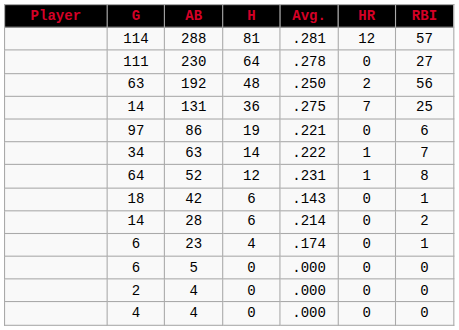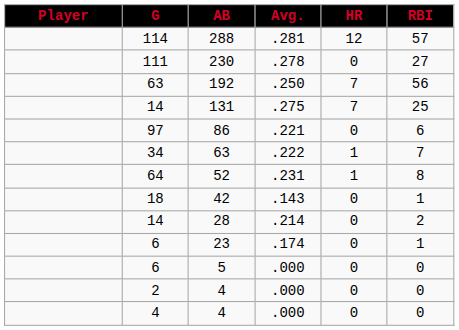- column: (251, 16)
(367, 85) 2 -> (354, 85) 7
